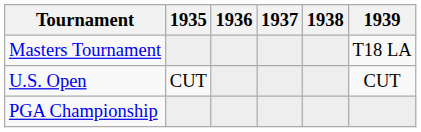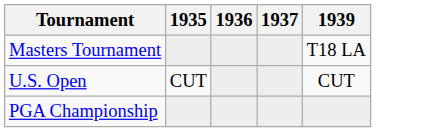- column: (325, 19)
